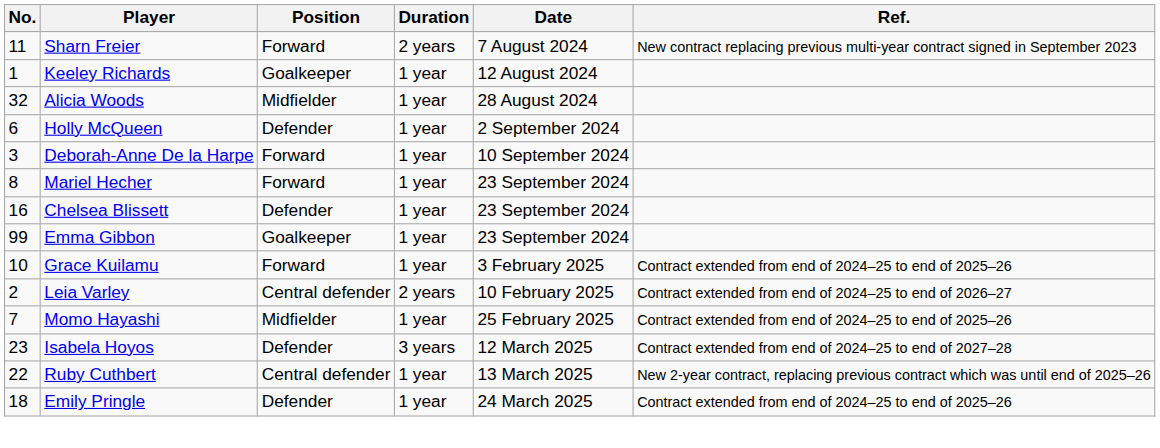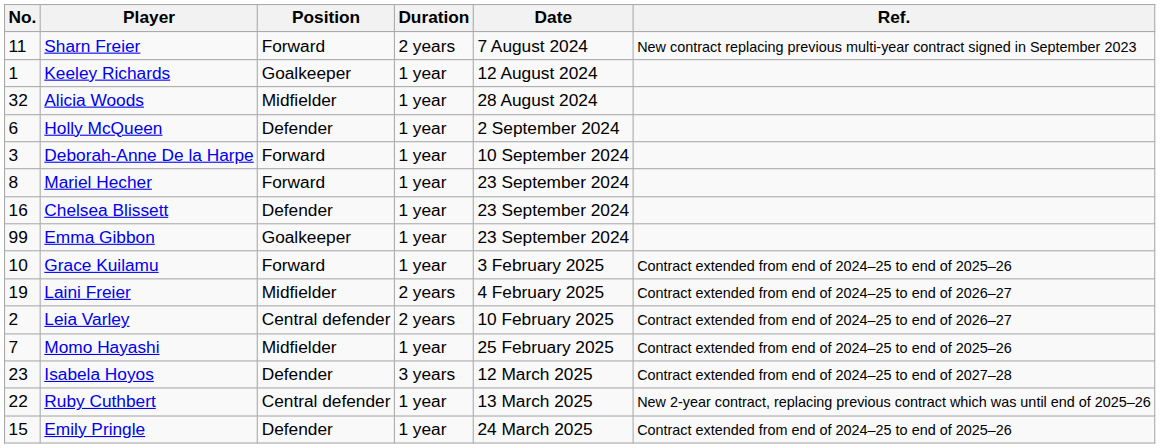+ row: (88, 292)
(18, 401) 18 -> (18, 429) 15
